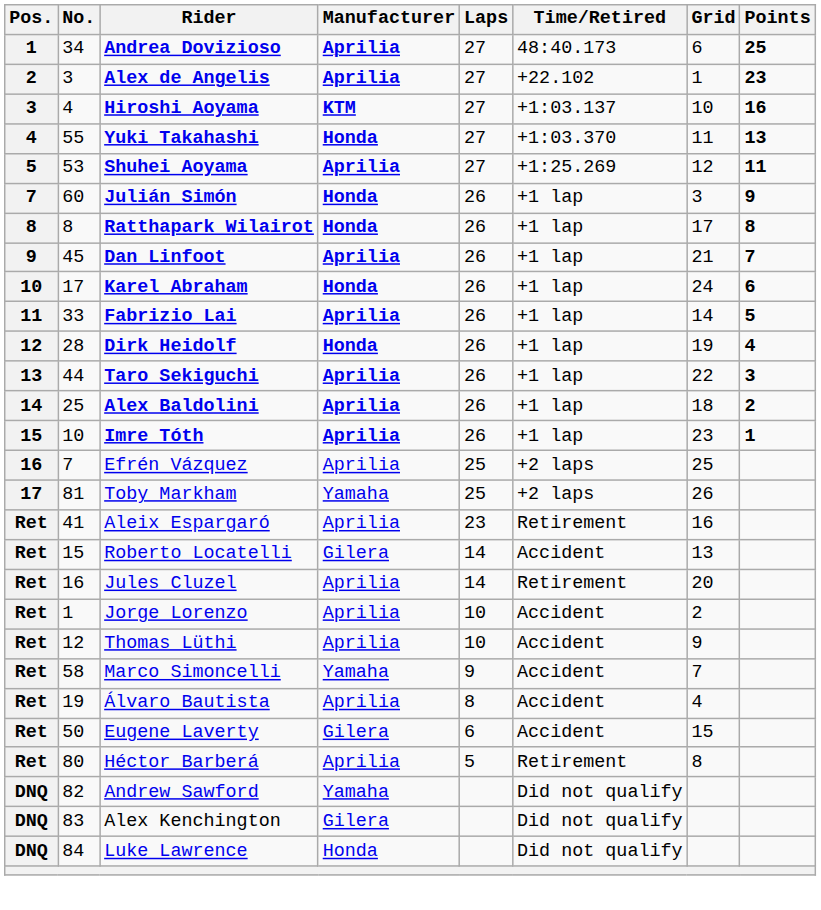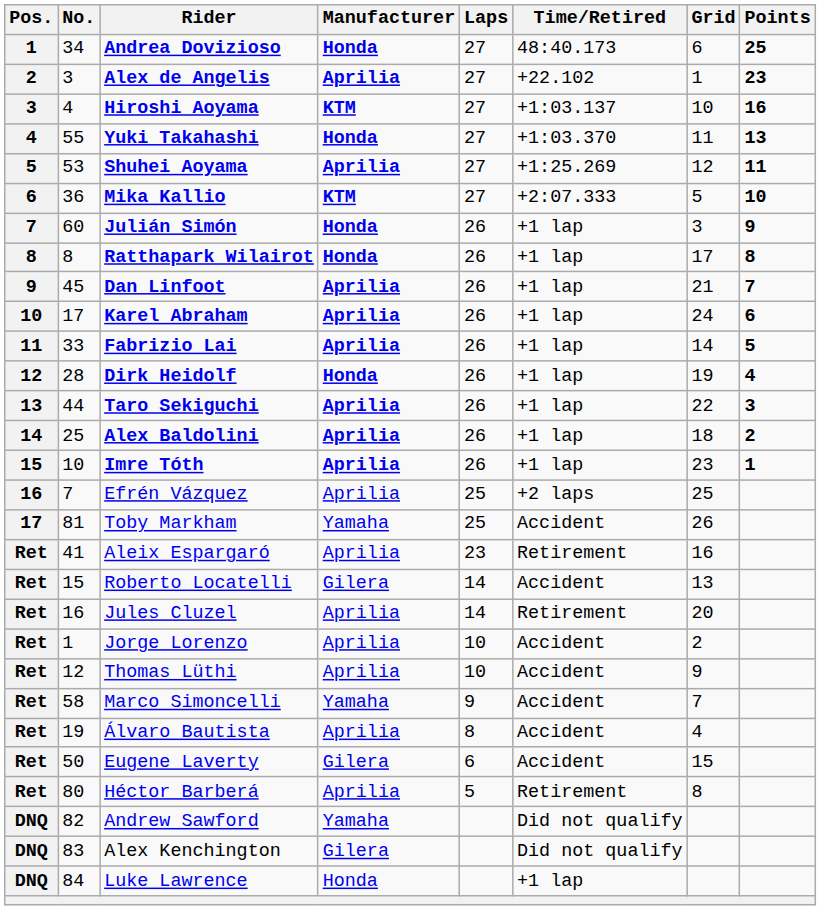(361, 50) Aprilia -> (350, 50) Honda
+ row: (165, 198)
(350, 287) Honda -> (361, 317) Aprilia
(556, 495) +2 laps -> (561, 525) Accident
(600, 852) Did not qualify -> (550, 881) +1 lap
